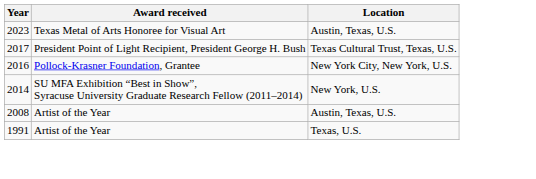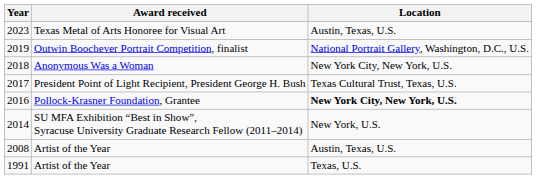+ row: (18, 48)
+ row: (18, 65)
(381, 65) normal -> (384, 100) bold
